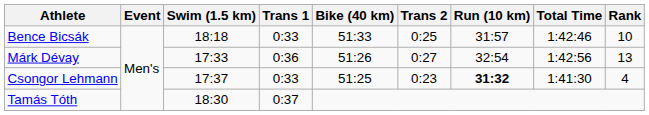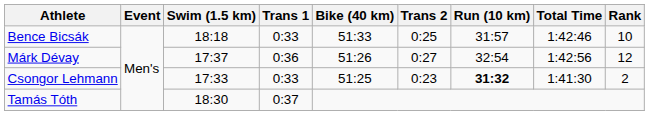(211, 58) 17:33 -> (211, 58) 17:37
(625, 58) 13 -> (625, 58) 12
(211, 79) 17:37 -> (211, 79) 17:33
(625, 79) 4 -> (625, 79) 2
